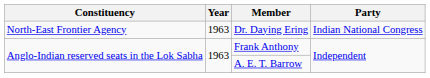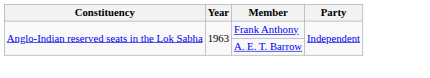- row: (271, 30)
